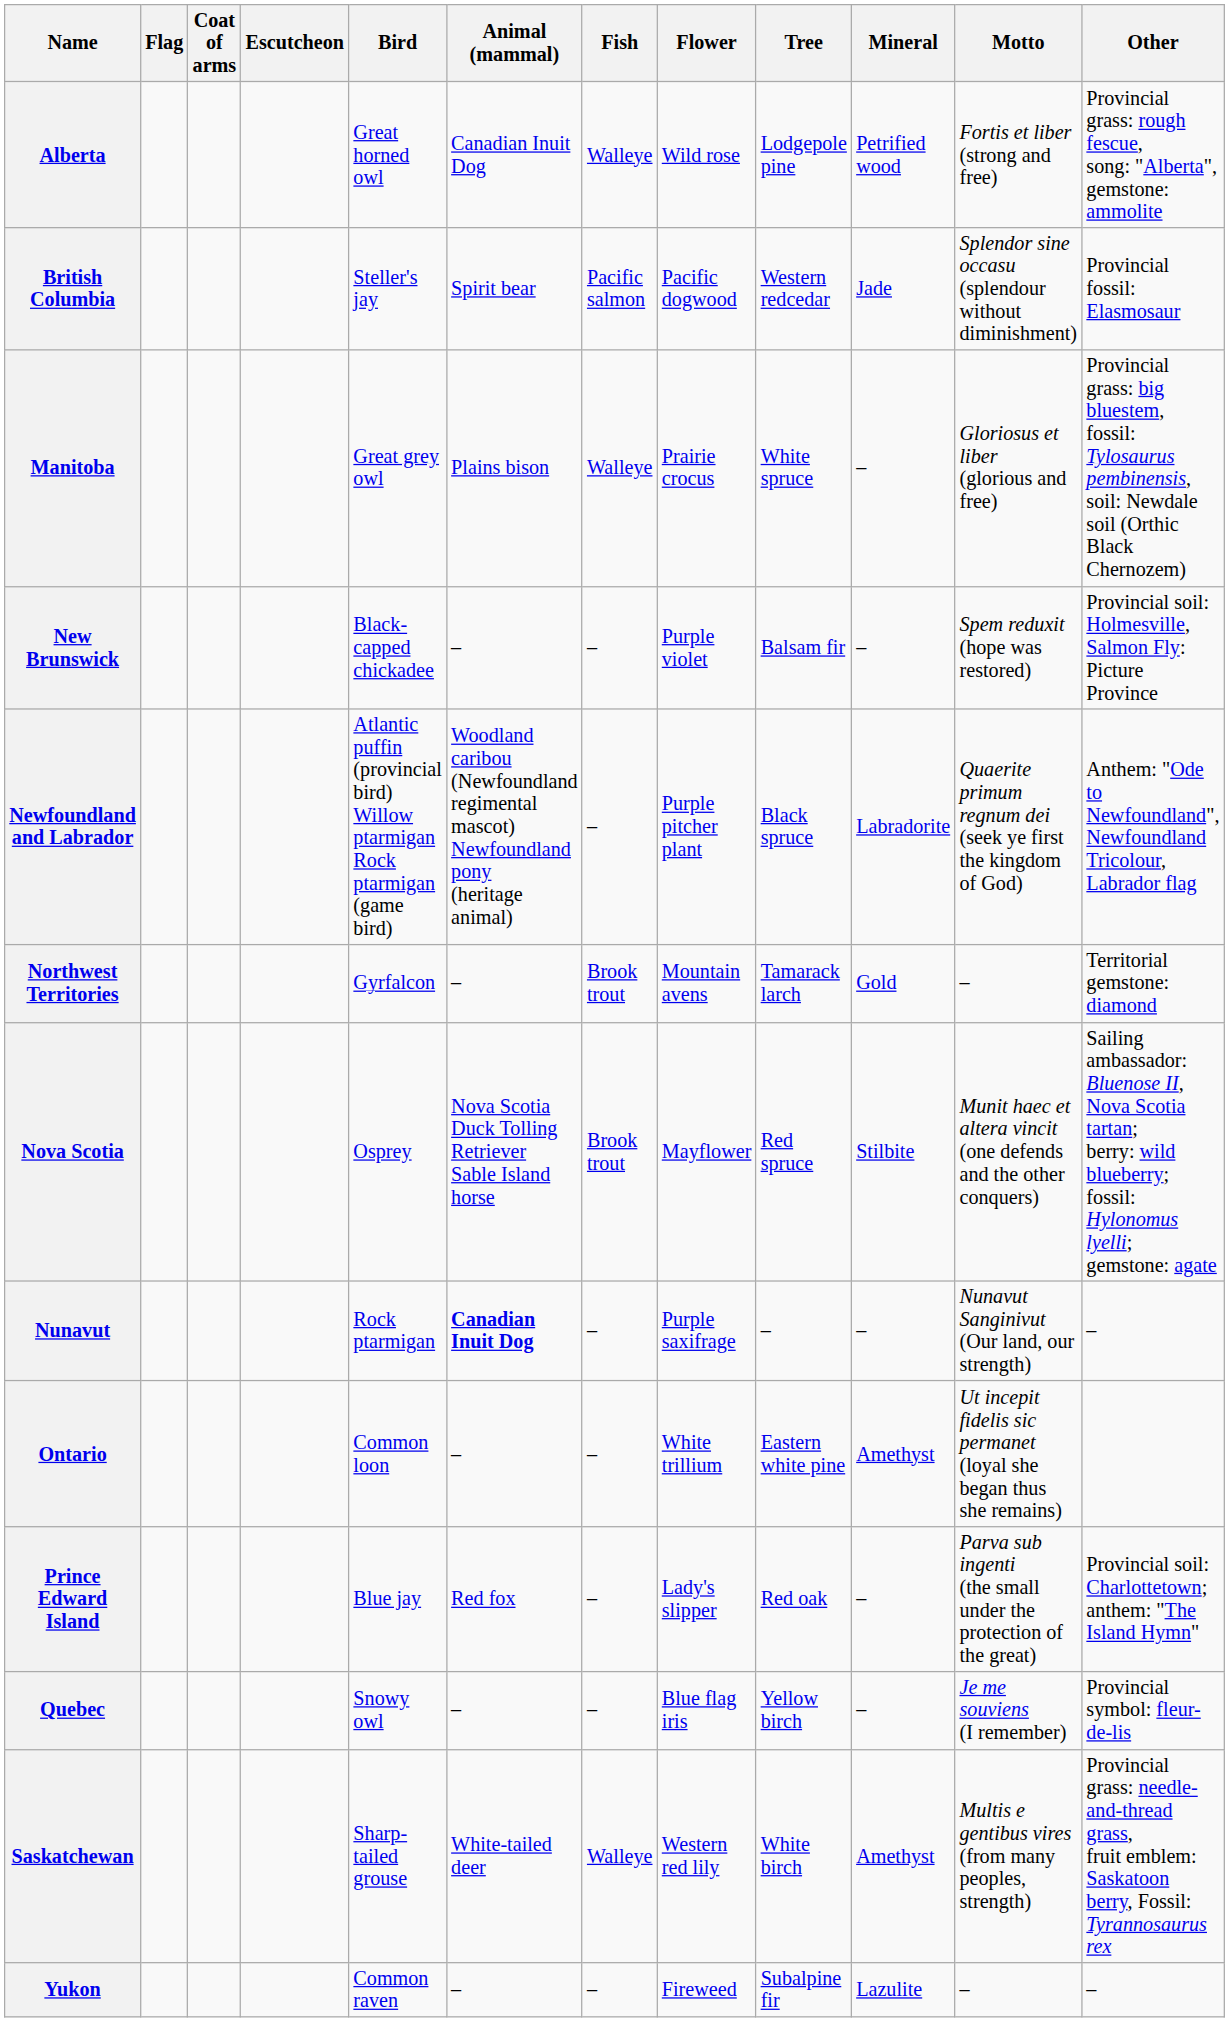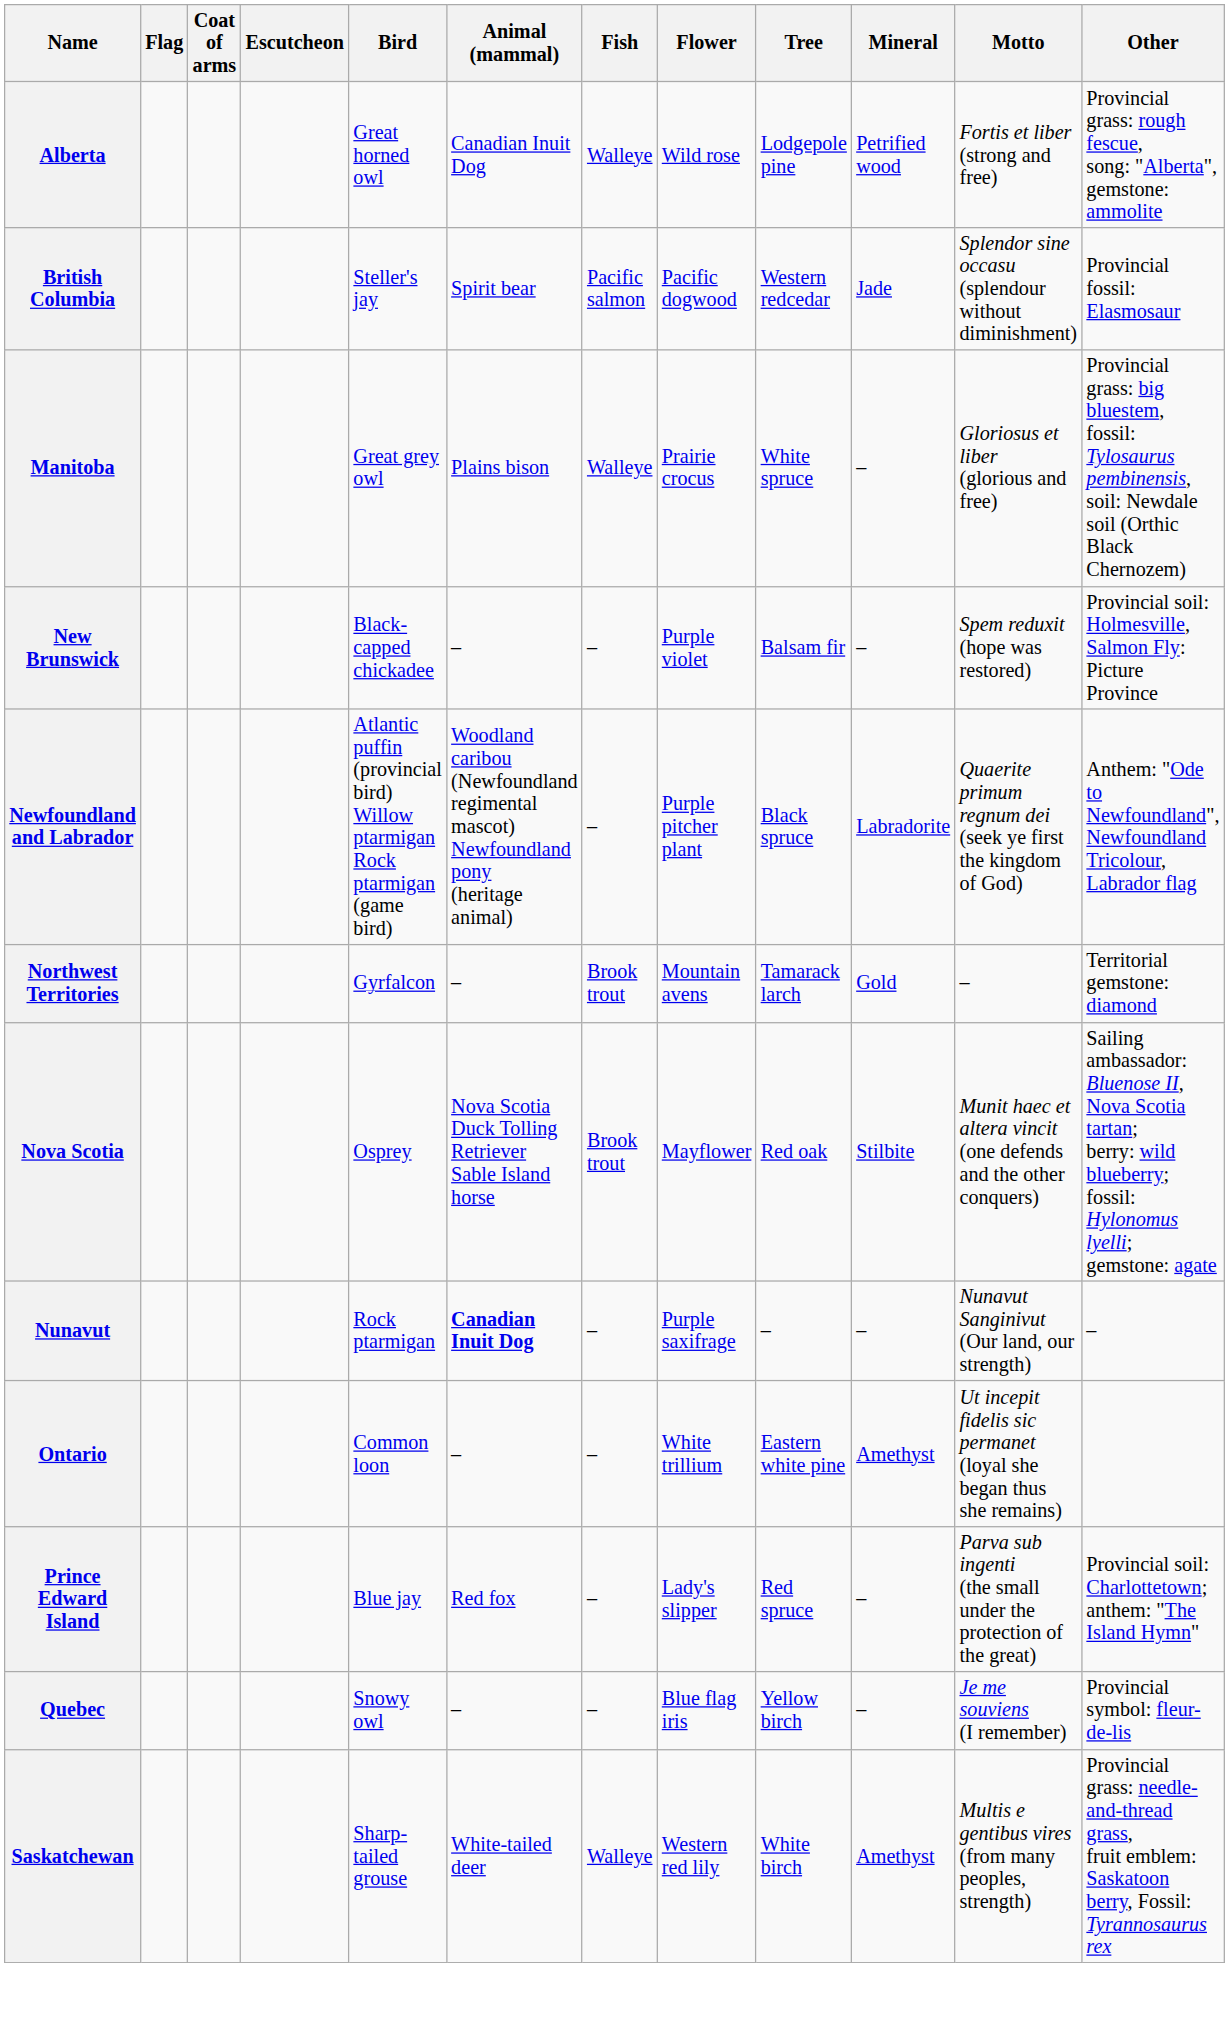(787, 1151) Red spruce -> (794, 1151) Red oak
(794, 1598) Red oak -> (787, 1598) Red spruce
- row: (73, 1989)
